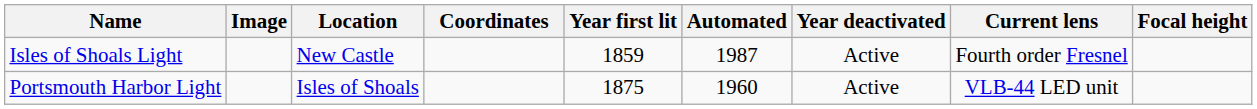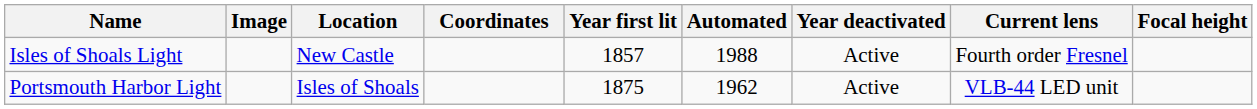(623, 54) 1859 -> (623, 54) 1857
(737, 54) 1987 -> (737, 54) 1988
(737, 87) 1960 -> (737, 87) 1962
